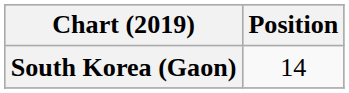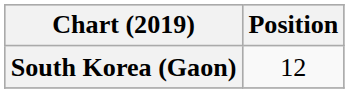(293, 66) 14 -> (293, 66) 12
